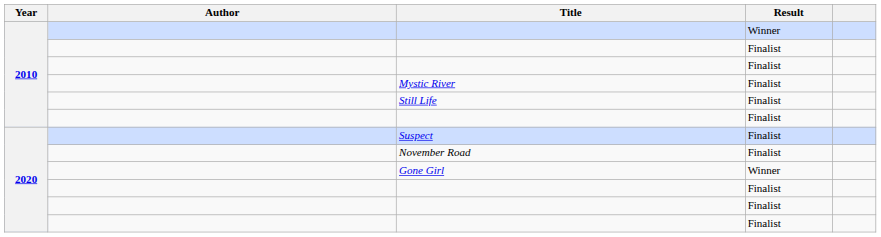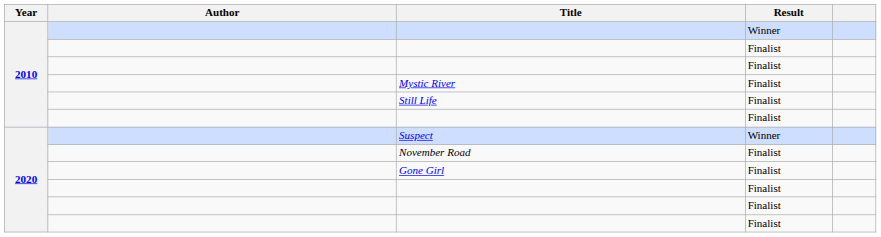(764, 135) Finalist -> (764, 135) Winner
(764, 170) Winner -> (764, 170) Finalist
